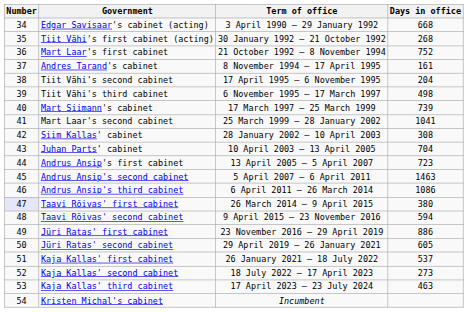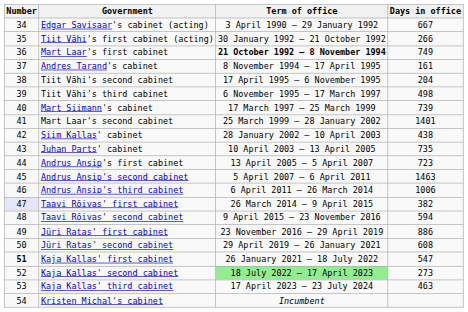(425, 25) 668 -> (425, 25) 667
(425, 39) 268 -> (425, 39) 266
(302, 53) normal -> (302, 53) bold
(425, 53) 752 -> (425, 53) 749
(425, 121) 1041 -> (425, 121) 1401
(425, 135) 308 -> (425, 135) 438
(425, 149) 704 -> (425, 149) 735
(425, 190) 1086 -> (425, 190) 1006
(425, 204) 380 -> (425, 204) 382
(425, 245) 605 -> (425, 245) 608
(22, 259) normal -> (22, 259) bold
(425, 259) 537 -> (425, 259) 547
(302, 273) no background -> (302, 273) lightgreen background
